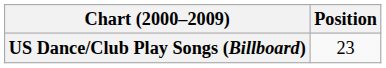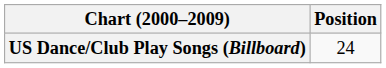(346, 47) 23 -> (346, 47) 24
